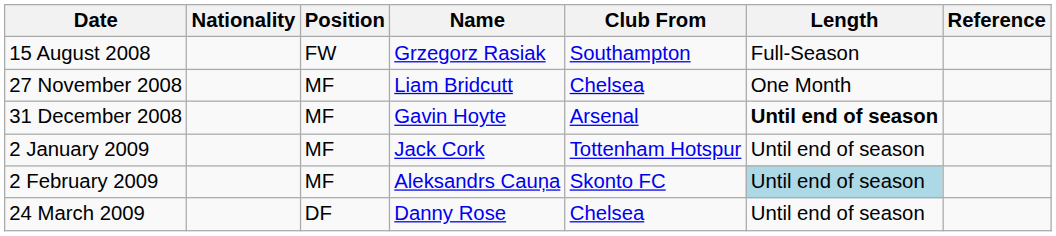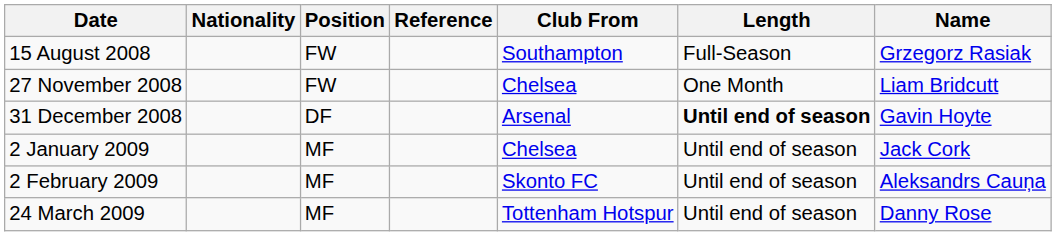columns swapped: (477, 20) <-> (997, 20)
(319, 85) MF -> (321, 85) FW
(319, 117) MF -> (318, 117) DF
(656, 149) Tottenham Hotspur -> (539, 149) Chelsea
(838, 181) lightblue background -> (770, 181) no background
(318, 213) DF -> (319, 213) MF
(607, 213) Chelsea -> (588, 213) Tottenham Hotspur
